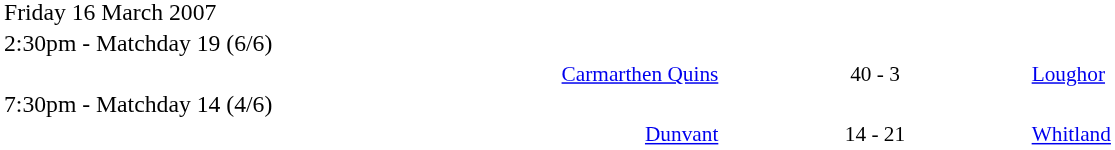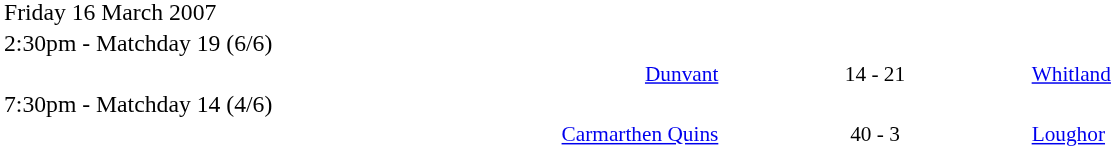rows swapped: (640, 73) <-> (682, 134)
